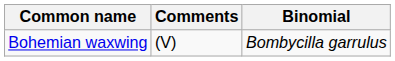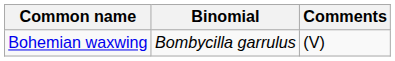columns swapped: (316, 17) <-> (197, 17)
